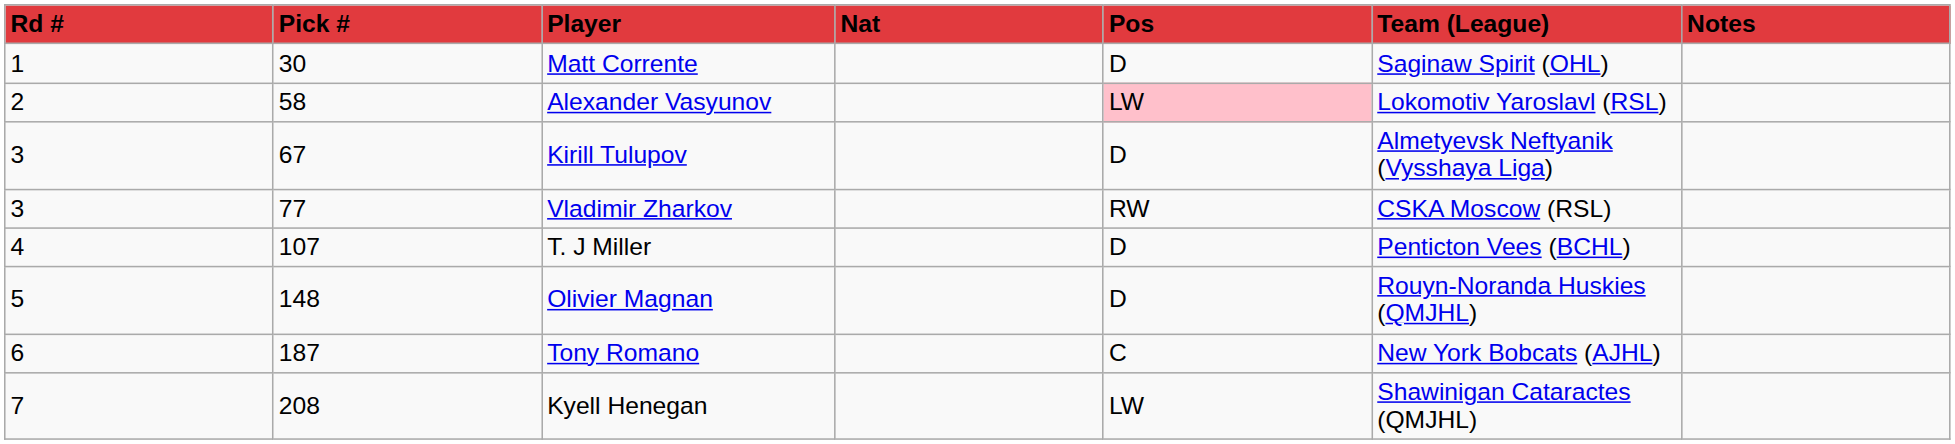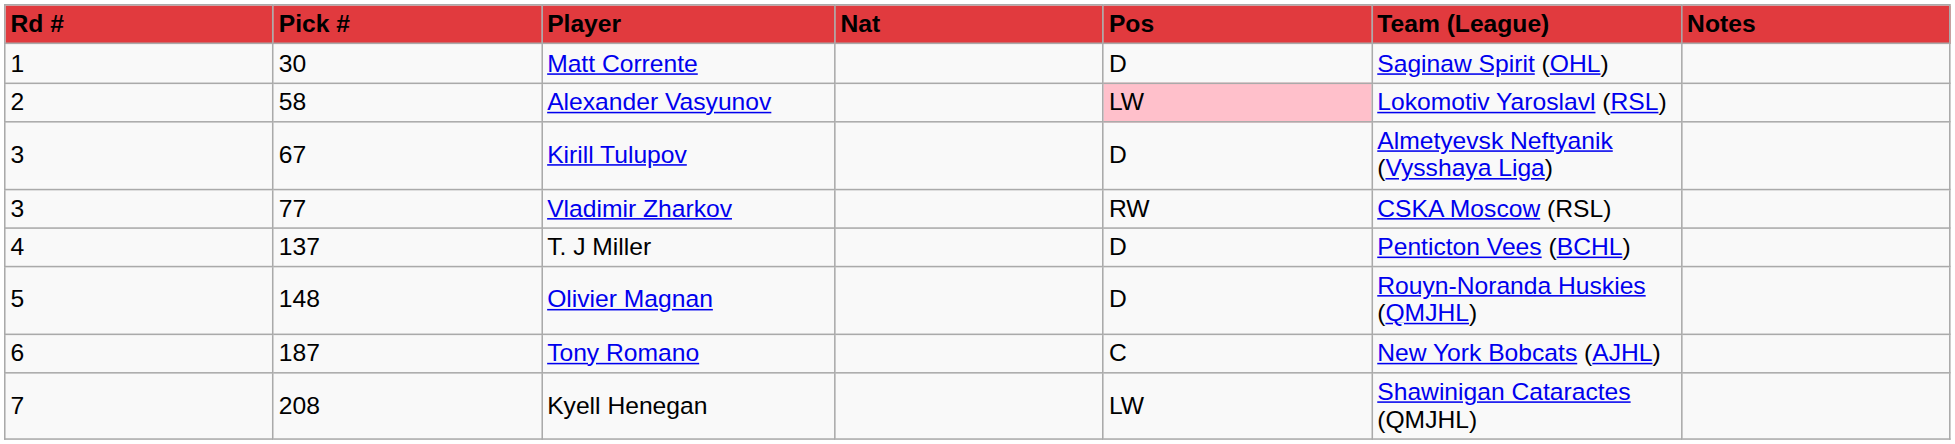(299, 247) 107 -> (299, 247) 137
